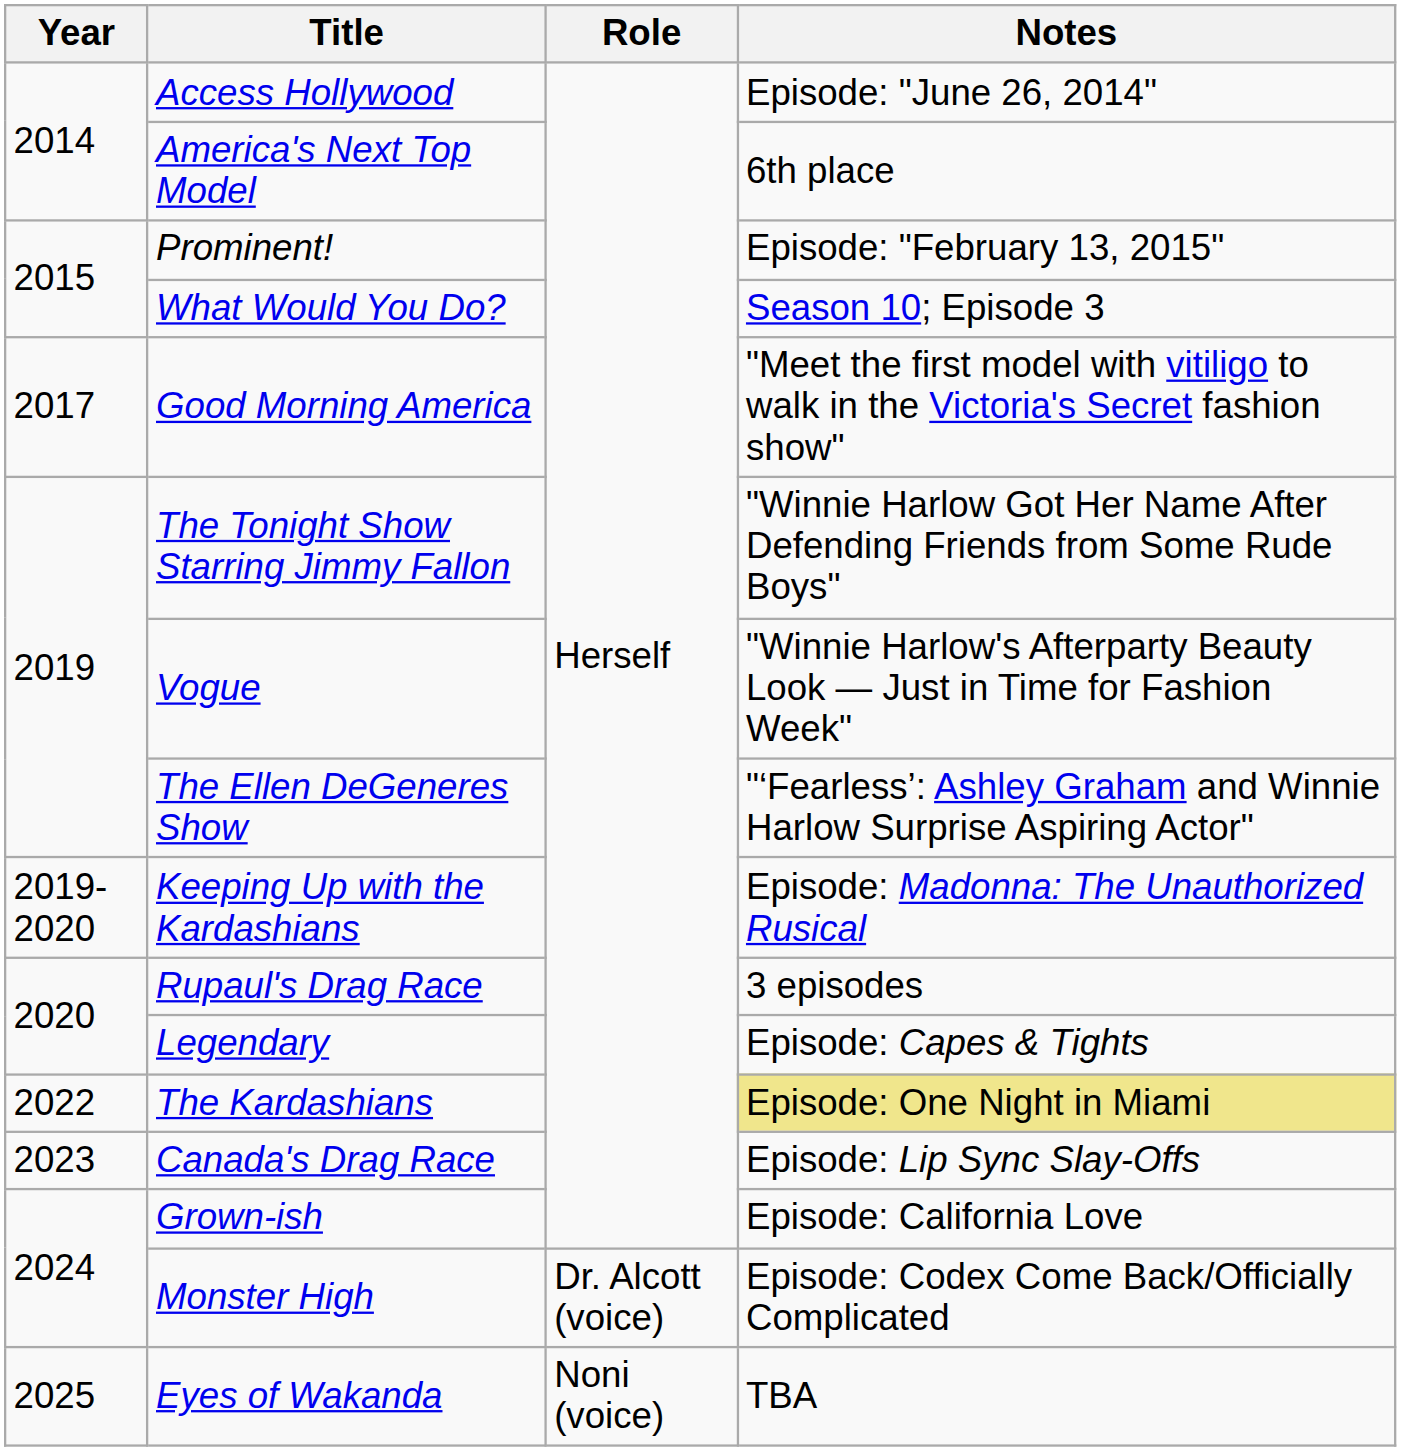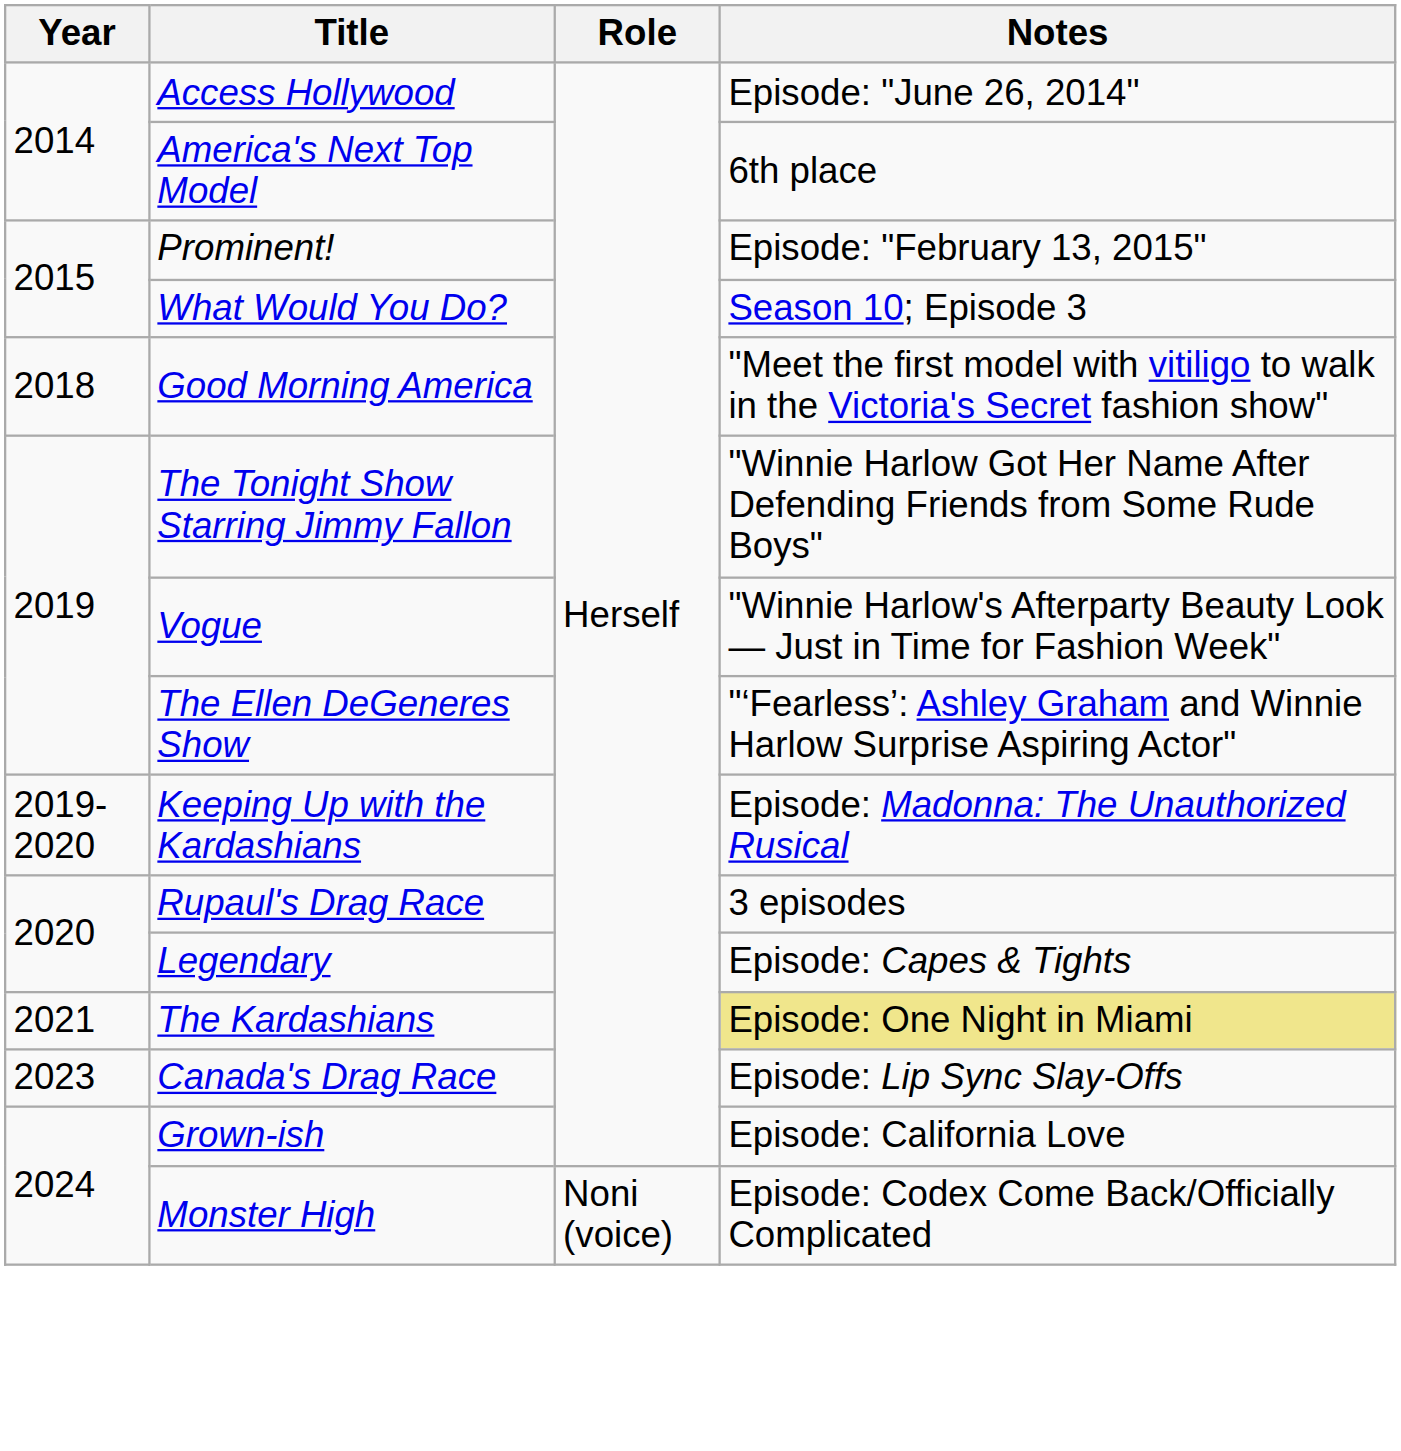(54, 406) 2017 -> (54, 385) 2018
(54, 1101) 2022 -> (54, 1019) 2021
(627, 1296) Dr. Alcott (voice) -> (618, 1214) Noni (voice)
- row: (299, 1396)
